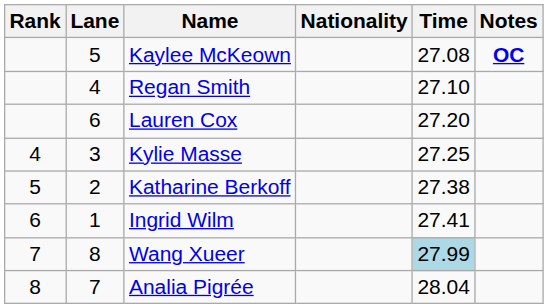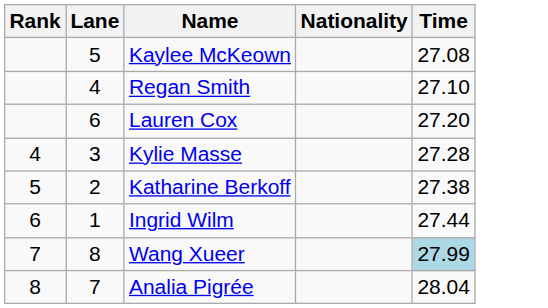- column: (509, 21)
(444, 154) 27.25 -> (444, 154) 27.28
(444, 220) 27.41 -> (444, 220) 27.44
